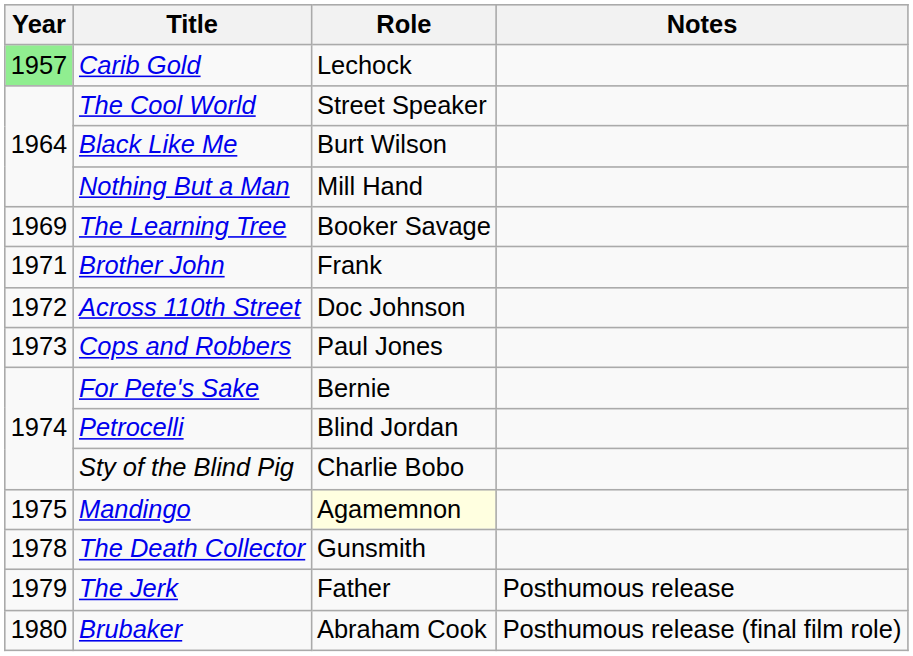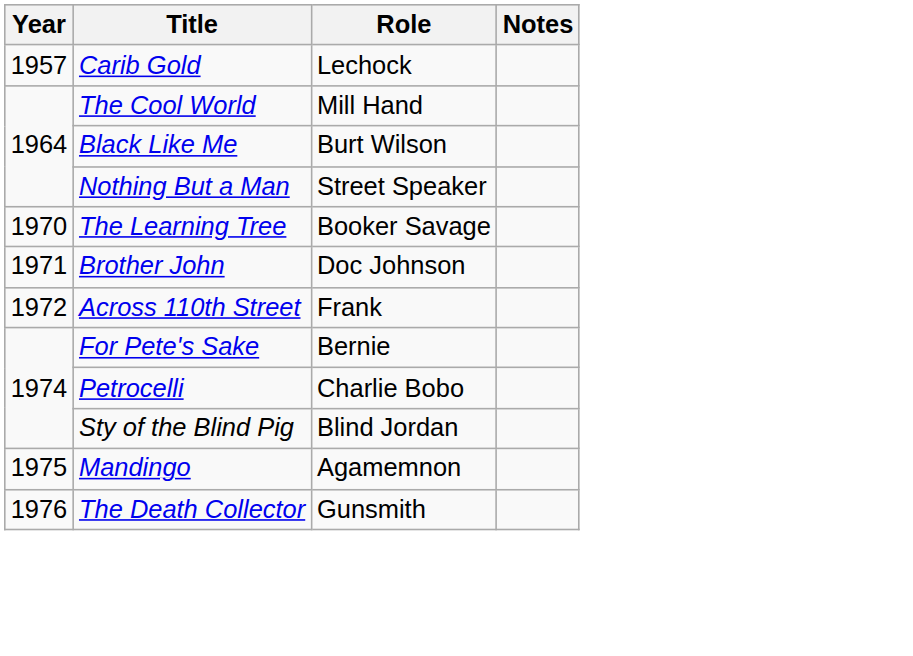(39, 65) lightgreen background -> (39, 65) no background
(402, 105) Street Speaker -> (370, 105) Mill Hand
(370, 186) Mill Hand -> (402, 186) Street Speaker
(39, 226) 1969 -> (39, 226) 1970
(349, 266) Frank -> (391, 266) Doc Johnson
(391, 307) Doc Johnson -> (349, 307) Frank
- row: (185, 347)
(388, 428) Blind Jordan -> (390, 387) Charlie Bobo
(390, 468) Charlie Bobo -> (388, 428) Blind Jordan
(389, 508) lightyellow background -> (389, 468) no background
(39, 549) 1978 -> (39, 508) 1976
- row: (128, 589)
- row: (131, 629)
